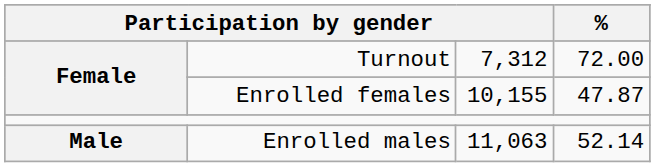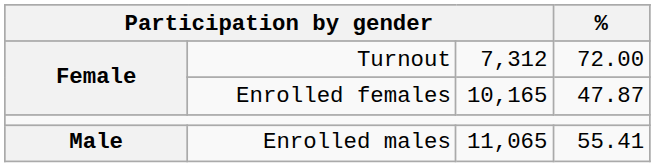(507, 96) 10,155 -> (507, 96) 10,165
(507, 143) 11,063 -> (507, 143) 11,065
(611, 143) 52.14 -> (611, 143) 55.41
